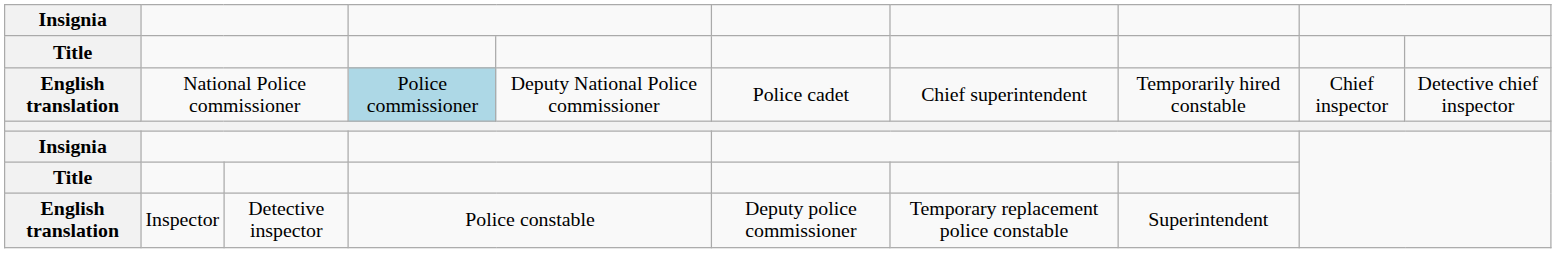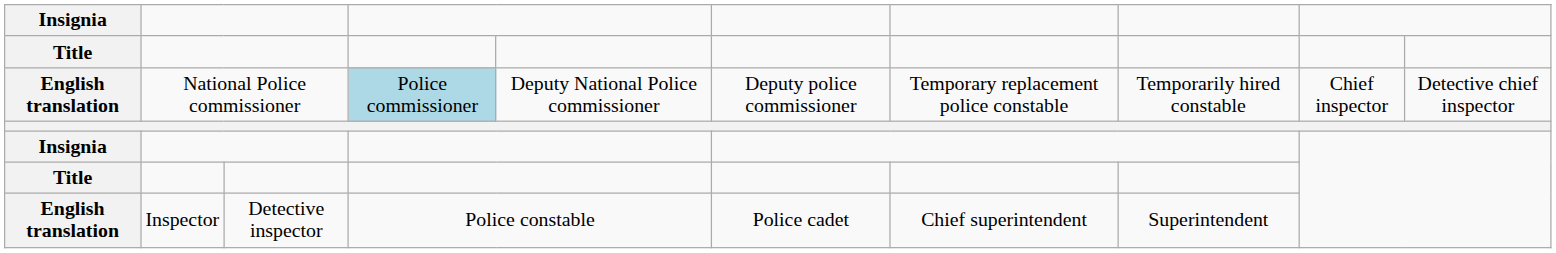(801, 94) Police cadet -> (801, 94) Deputy police commissioner
(1004, 94) Chief superintendent -> (1004, 94) Temporary replacement police constable
(801, 220) Deputy police commissioner -> (801, 220) Police cadet
(1004, 220) Temporary replacement police constable -> (1004, 220) Chief superintendent
